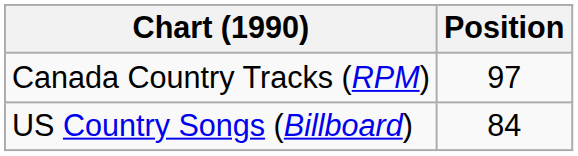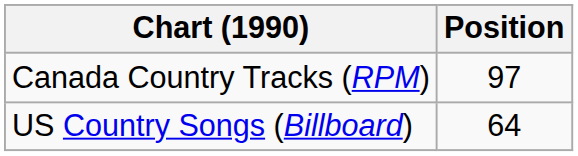(504, 125) 84 -> (504, 125) 64
